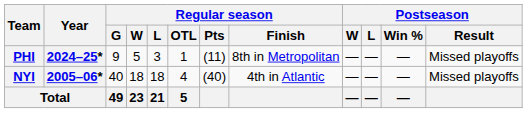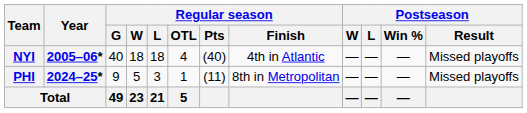rows swapped: (24, 77) <-> (24, 56)
